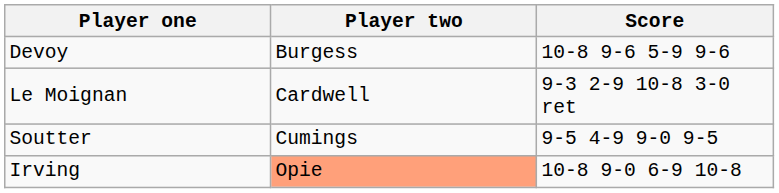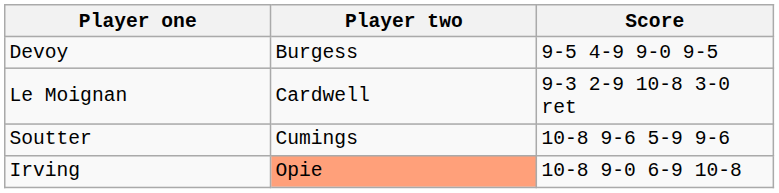(636, 53) 10-8 9-6 5-9 9-6 -> (630, 53) 9-5 4-9 9-0 9-5
(630, 139) 9-5 4-9 9-0 9-5 -> (636, 139) 10-8 9-6 5-9 9-6
